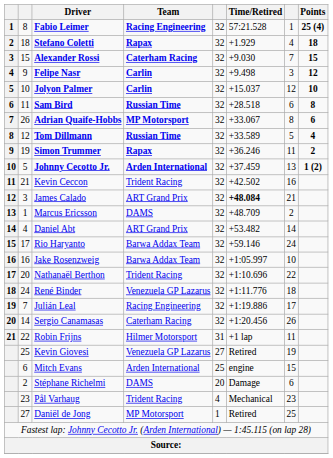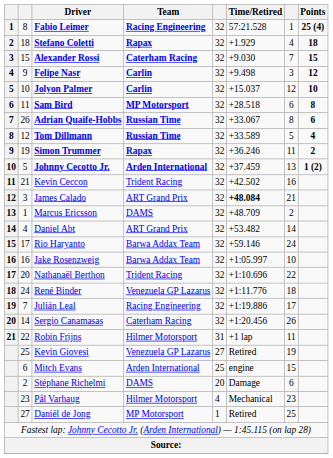(153, 104) Russian Time -> (157, 104) MP Motorsport
(157, 120) MP Motorsport -> (153, 120) Russian Time
(154, 398) Trident Racing -> (162, 398) Hilmer Motorsport
